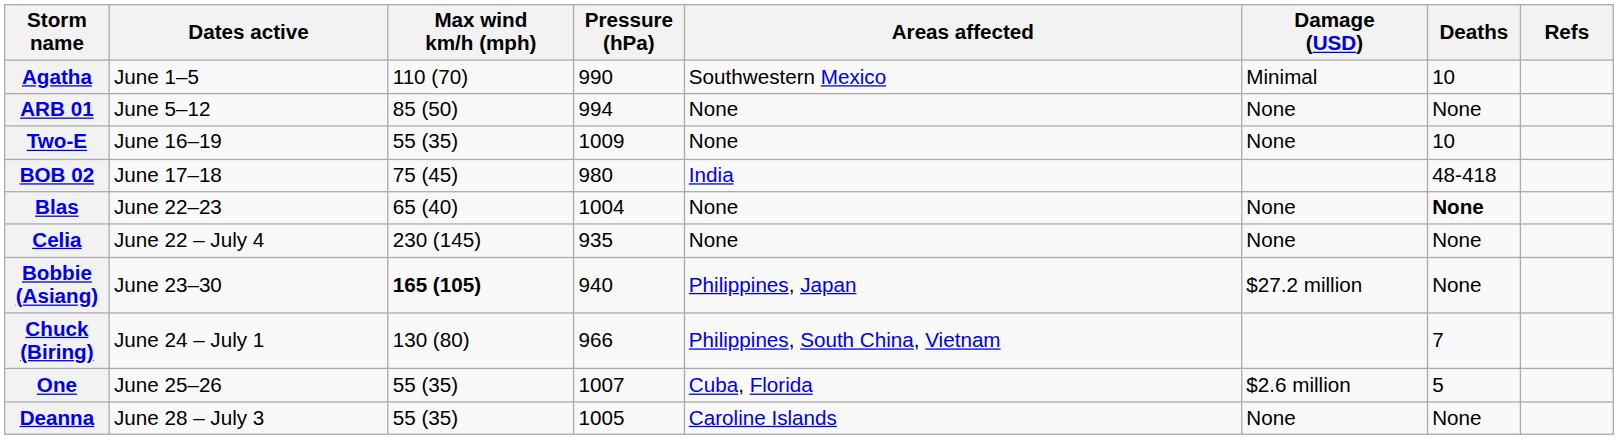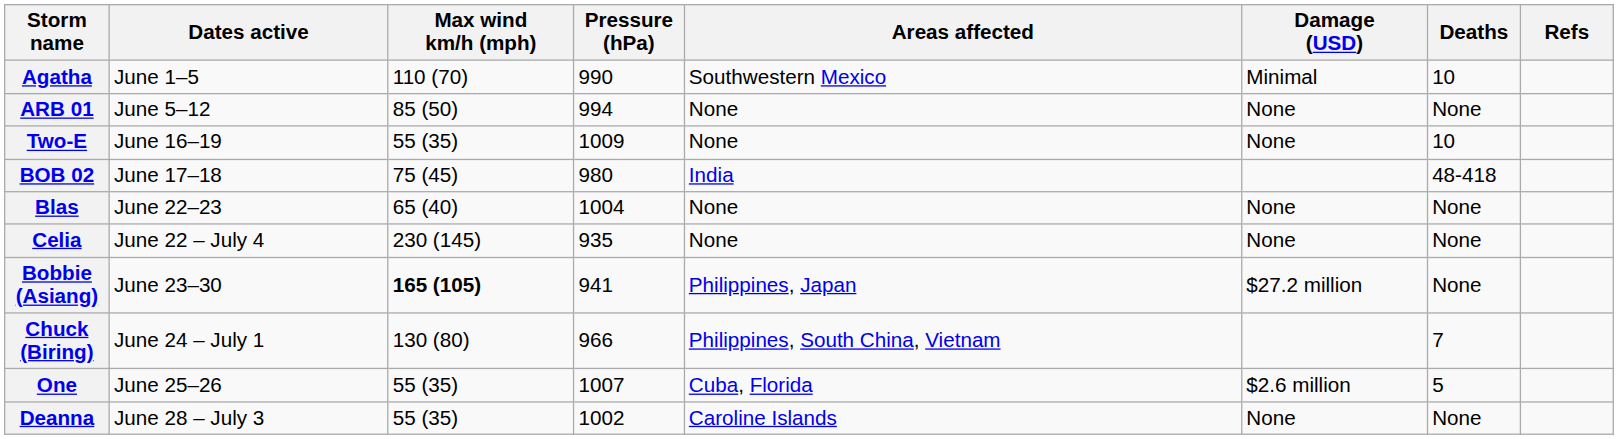(1458, 207) bold -> (1457, 207) normal
(596, 284) 940 -> (596, 284) 941
(601, 417) 1005 -> (601, 417) 1002
